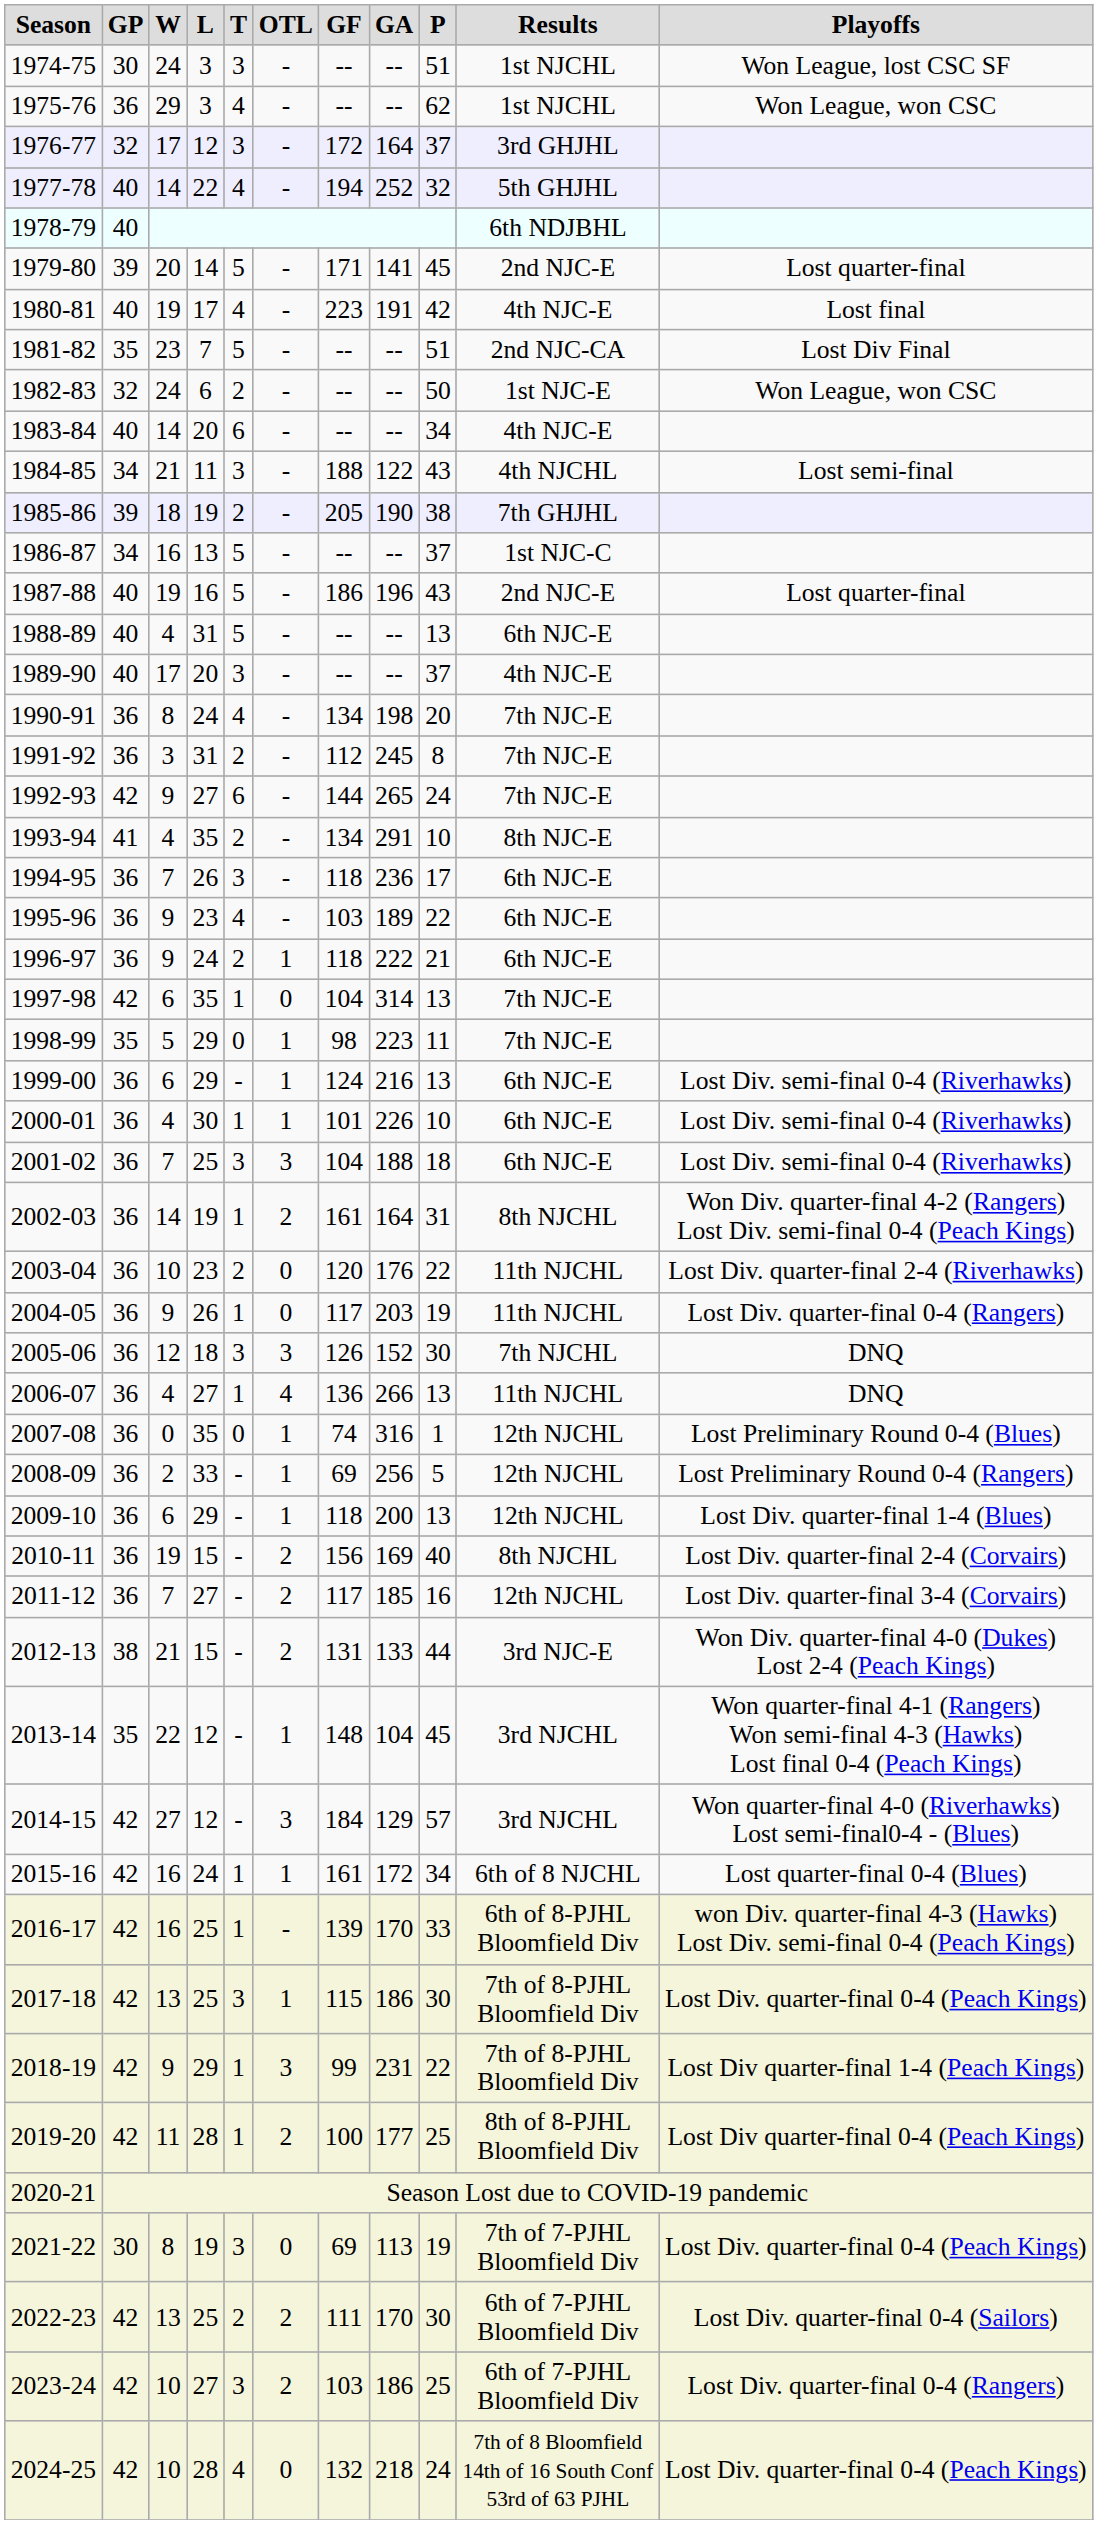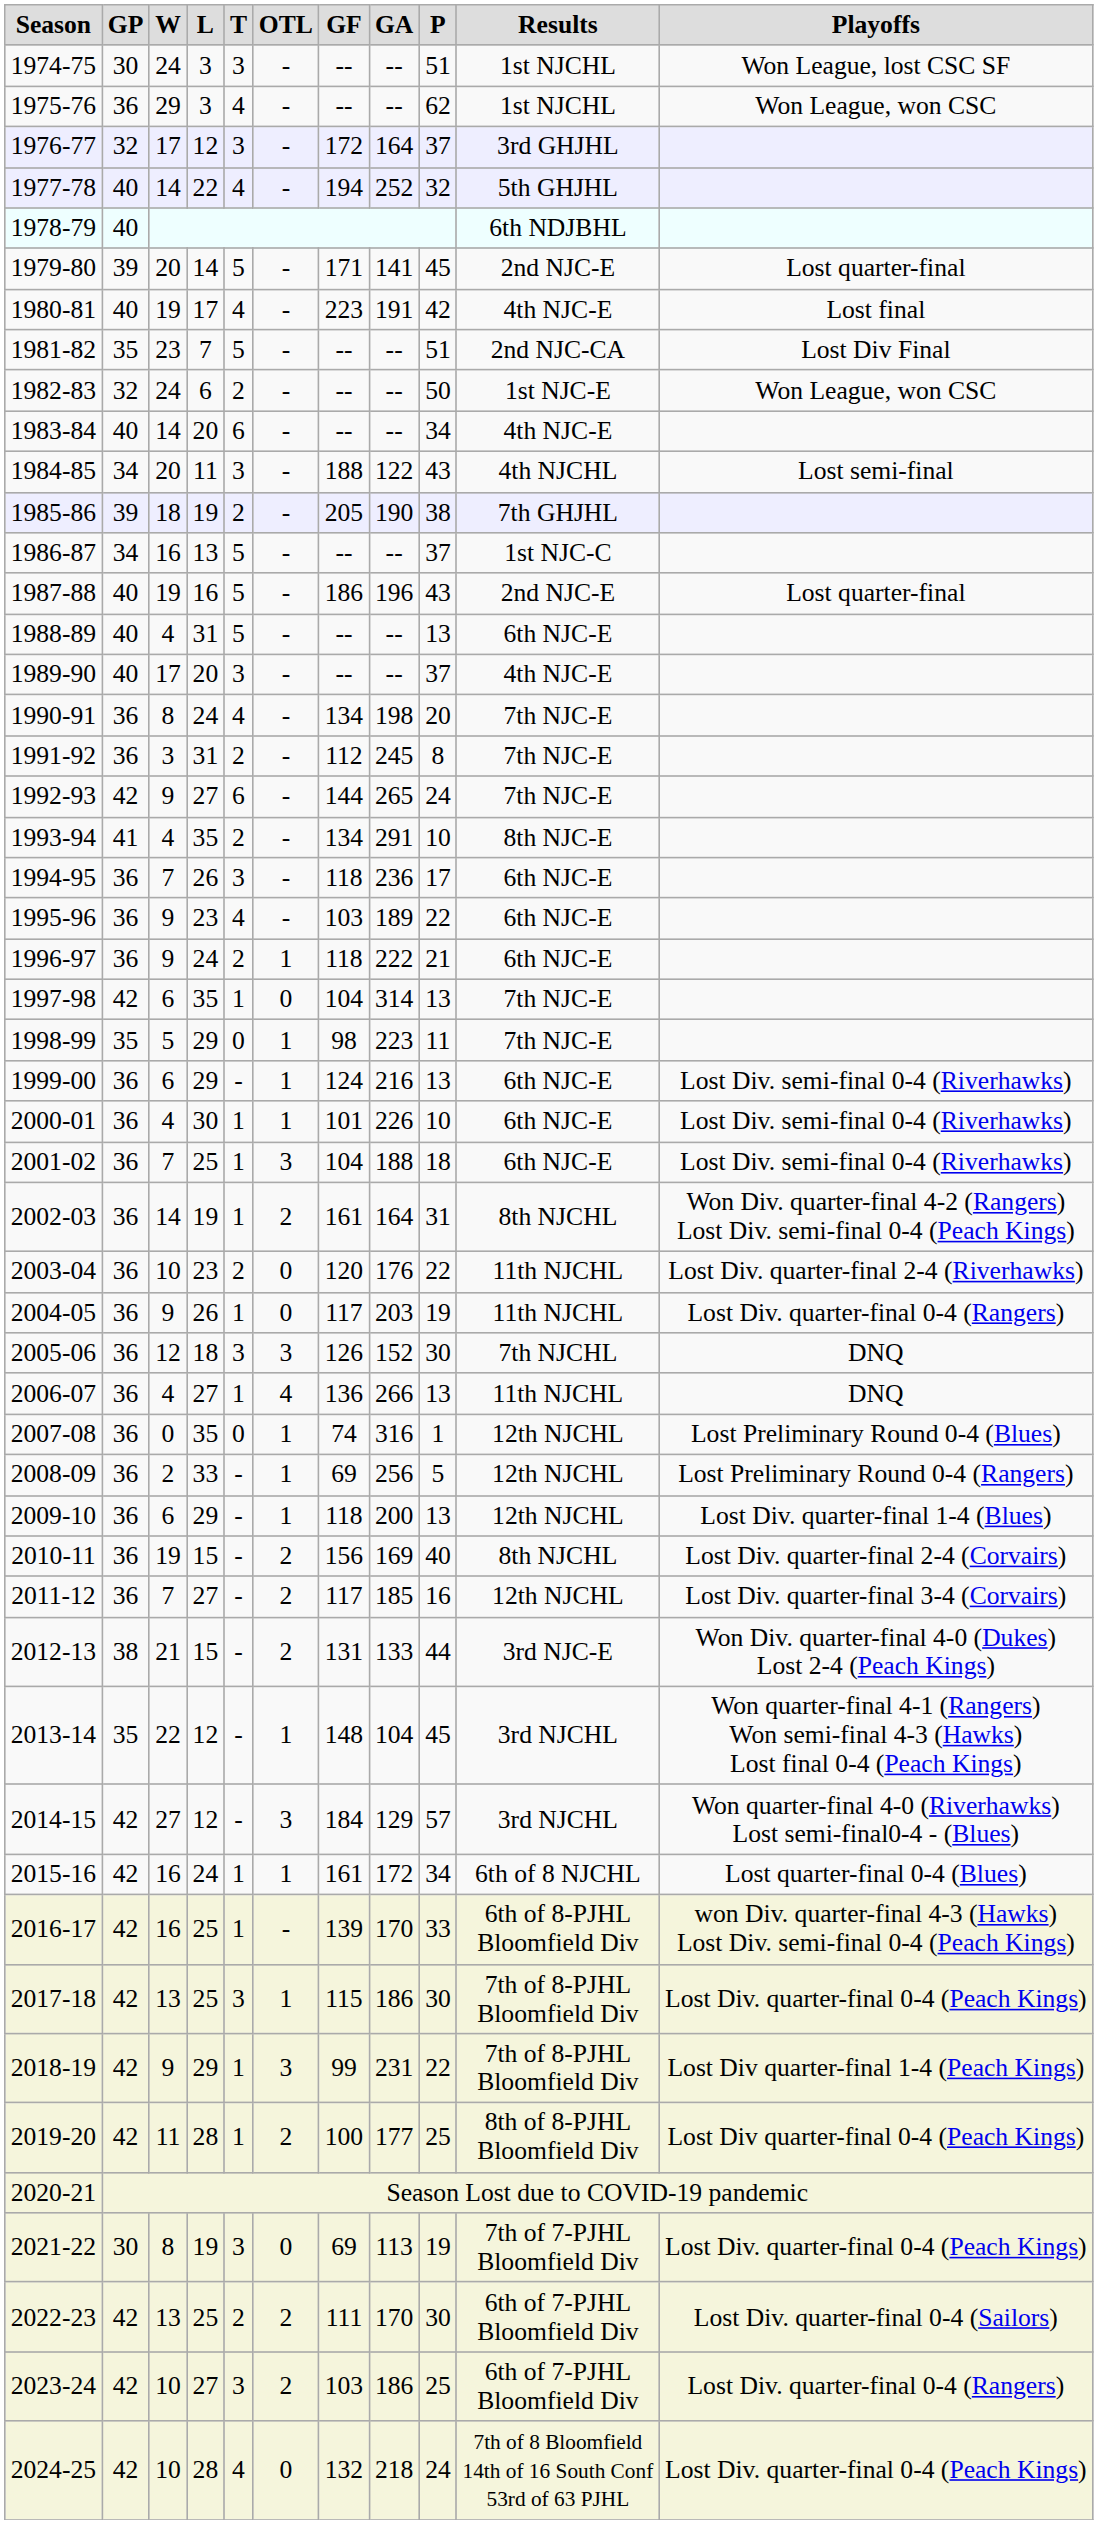(168, 471) 21 -> (168, 471) 20
(239, 1161) 3 -> (239, 1161) 1
